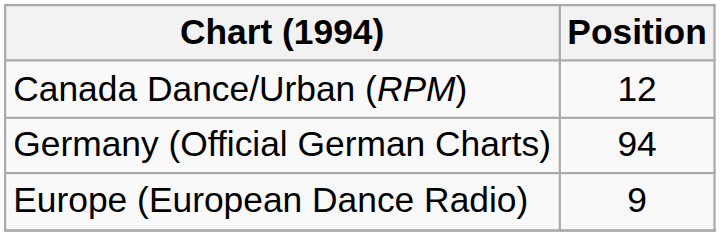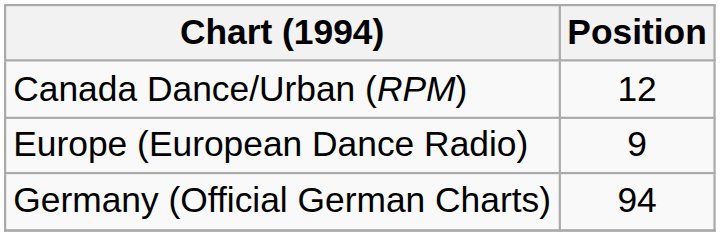rows swapped: (271, 200) <-> (282, 144)
